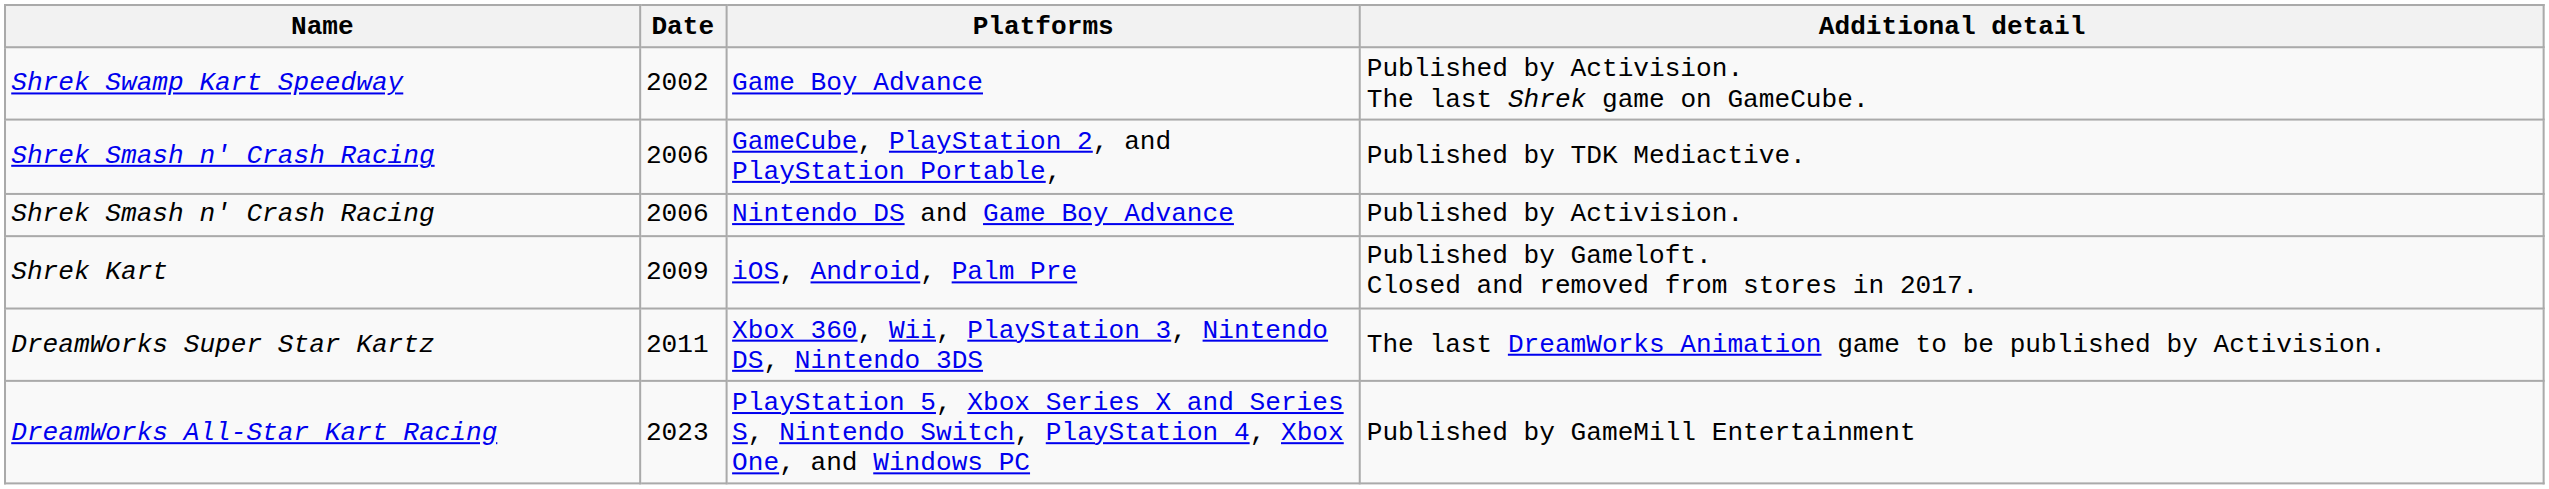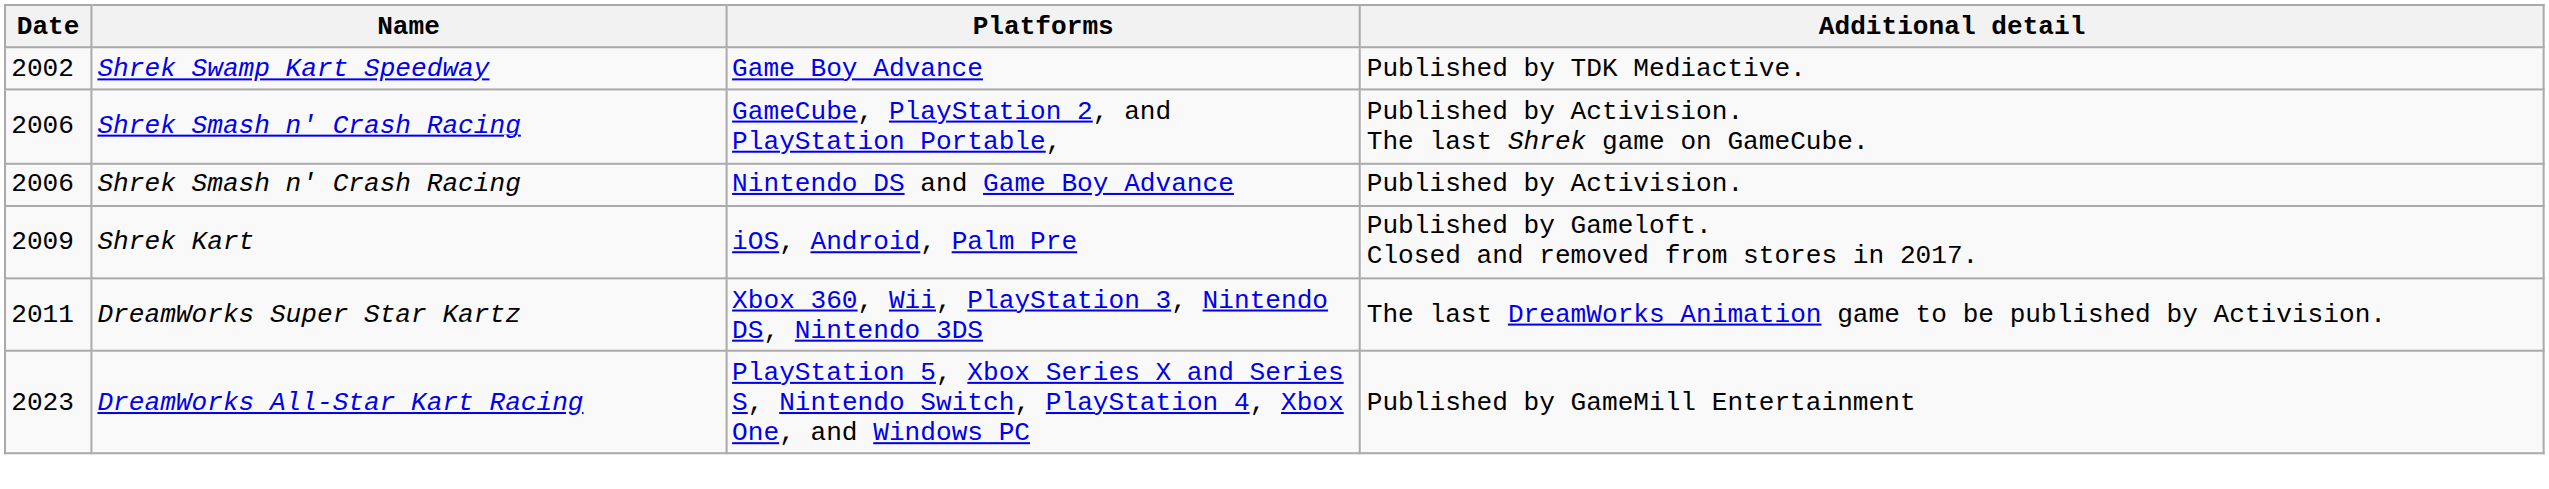columns swapped: (322, 26) <-> (683, 26)
(1618, 84) Published by Activision. The last Shrek game on GameCube. -> (1586, 69) Published by TDK Mediactive.
(1586, 157) Published by TDK Mediactive. -> (1618, 127) Published by Activision. The last Shrek game on GameCube.
